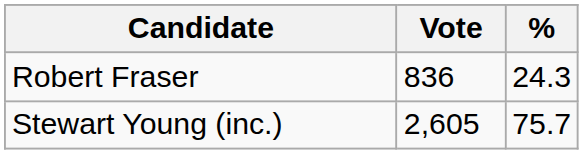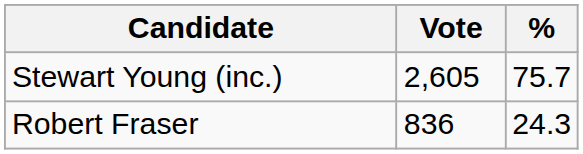rows swapped: (147, 124) <-> (105, 76)
